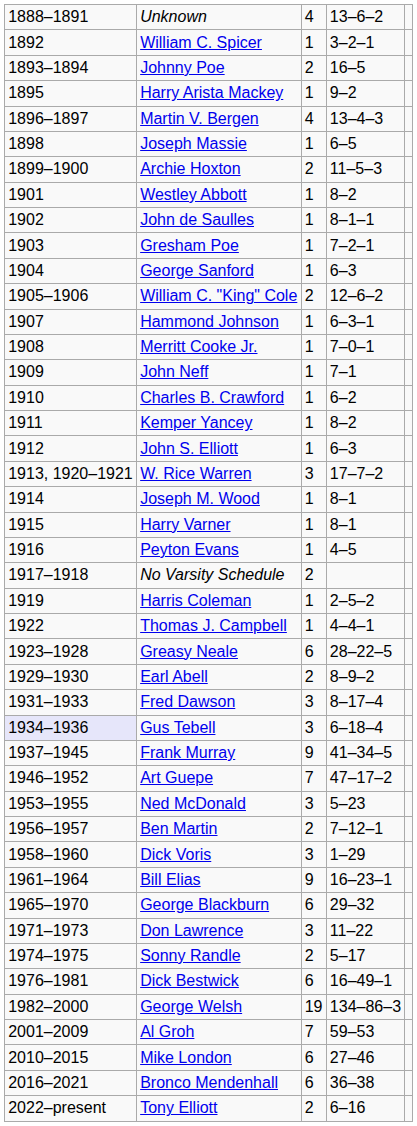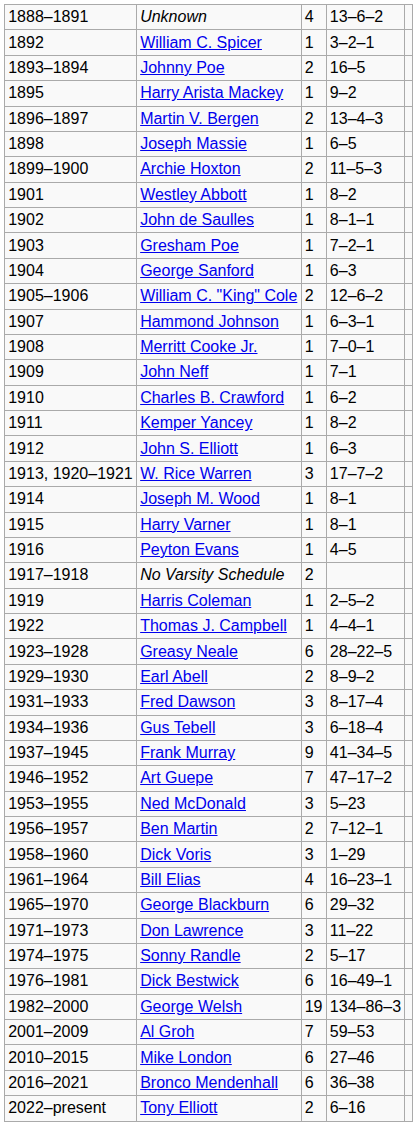(309, 118) 4 -> (309, 118) 2
(48, 727) lavender background -> (48, 727) no background
(309, 879) 9 -> (309, 879) 4
